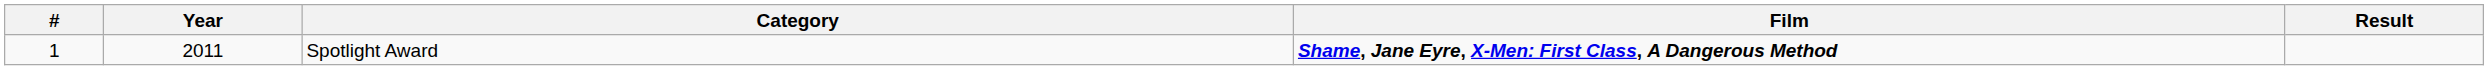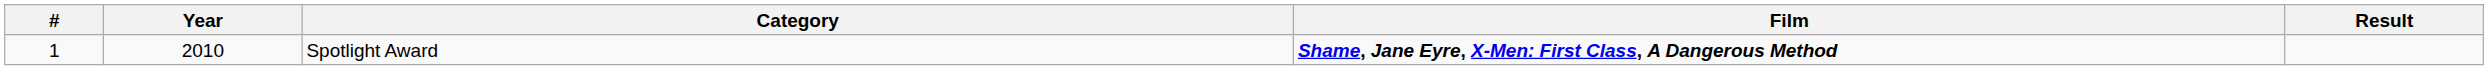(203, 50) 2011 -> (203, 50) 2010
